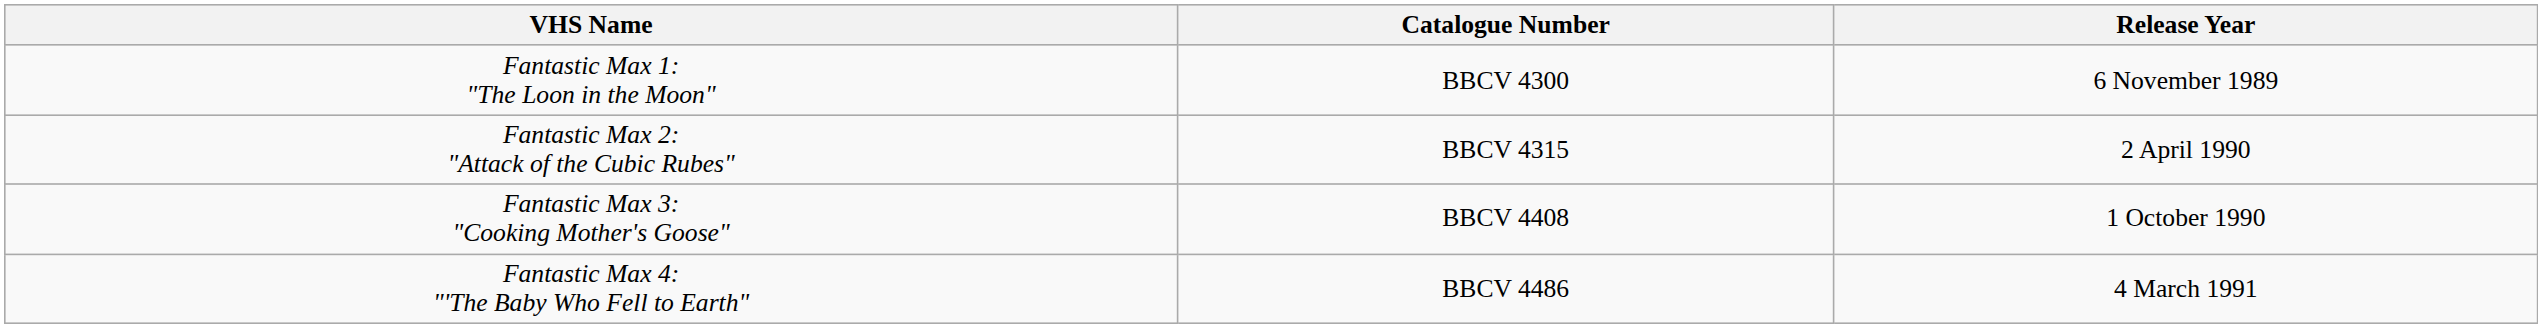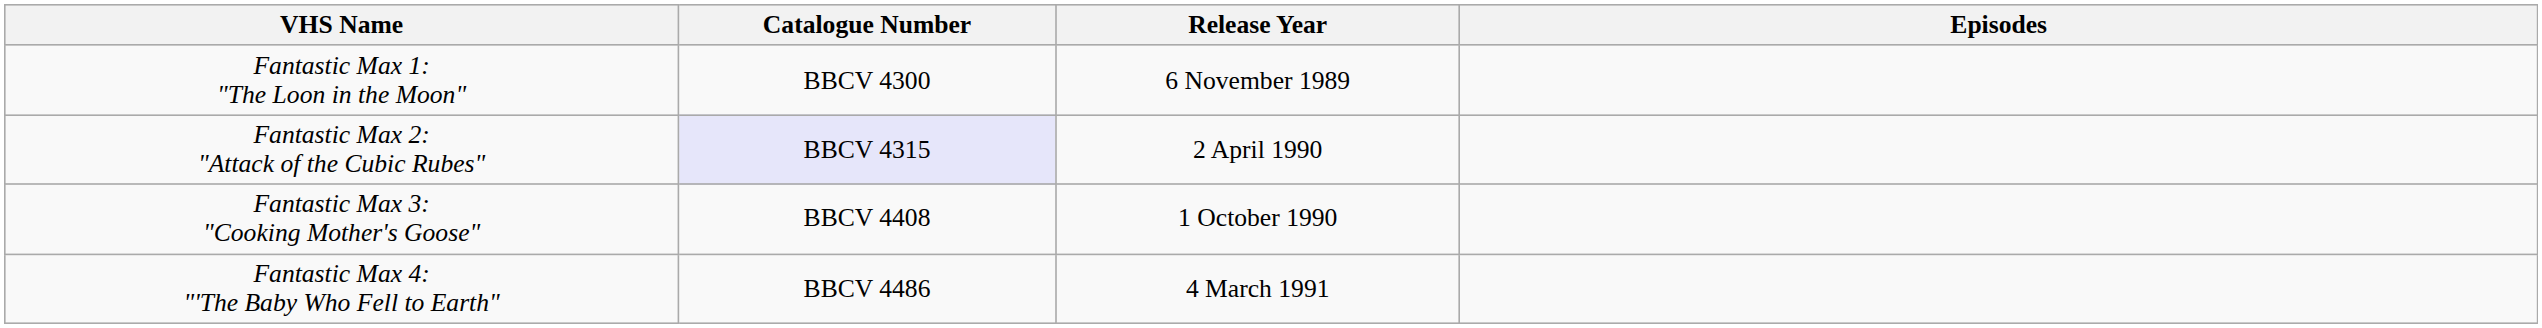+ column: (1999, 24)
(1506, 149) no background -> (867, 149) lavender background
